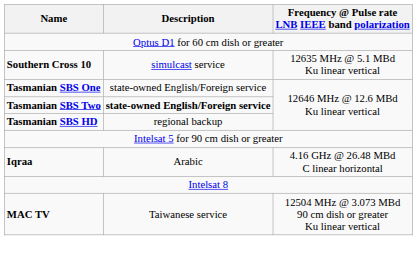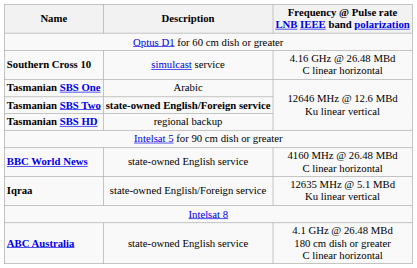(343, 65) 12635 MHz @ 5.1 MBd Ku linear vertical -> (343, 65) 4.16 GHz @ 26.48 MBd C linear horizontal
(188, 88) state-owned English/Foreign service -> (188, 88) Arabic
+ row: (47, 162)
(188, 162) Arabic -> (188, 191) state-owned English/Foreign service
(343, 162) 4.16 GHz @ 26.48 MBd C linear horizontal -> (343, 191) 12635 MHz @ 5.1 MBd Ku linear vertical
+ row: (41, 243)
- row: (28, 214)
